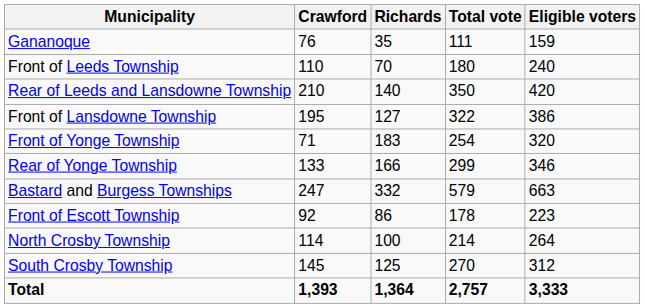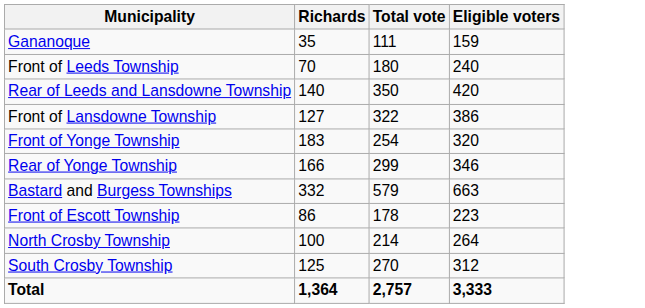- column: (333, 16)
